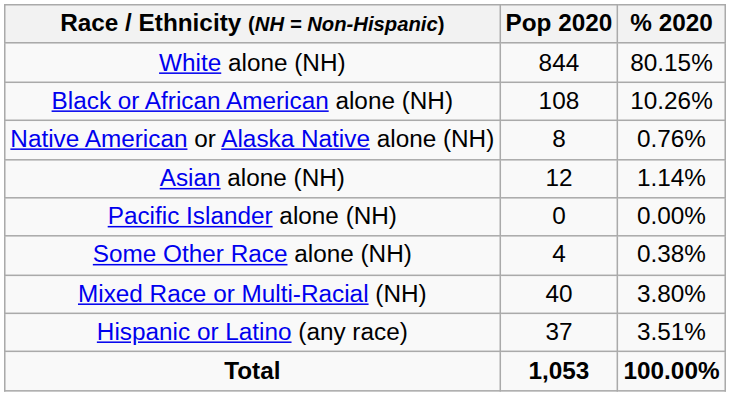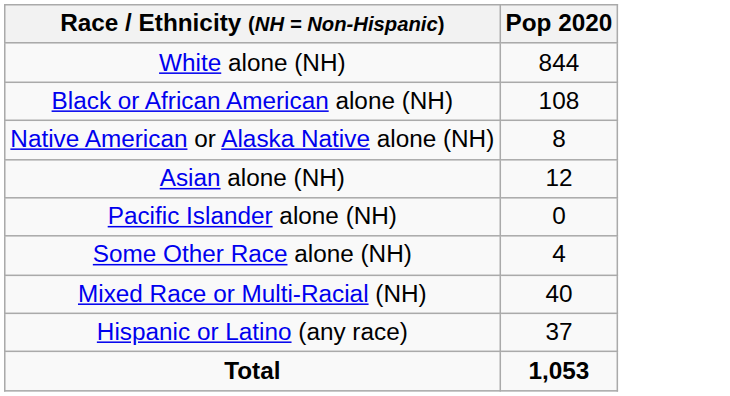- column: (672, 23)
